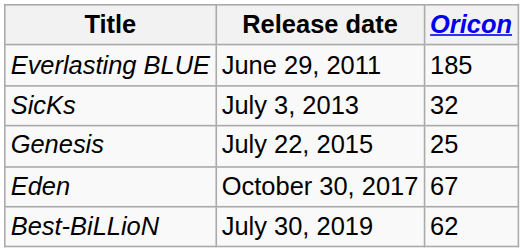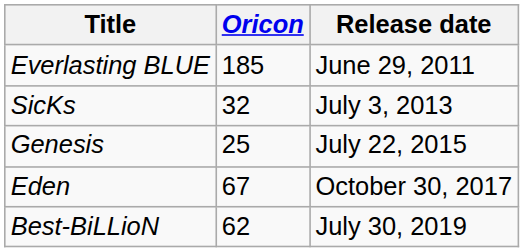columns swapped: (320, 24) <-> (471, 24)
